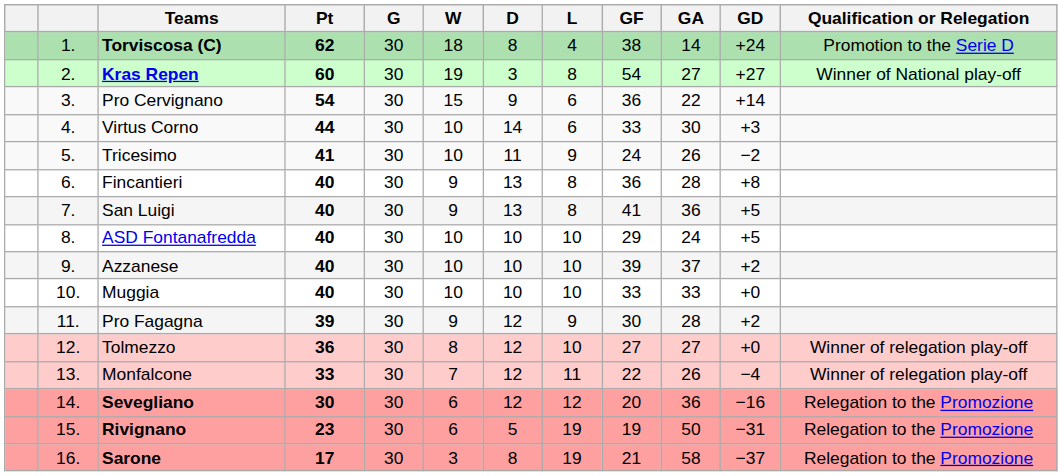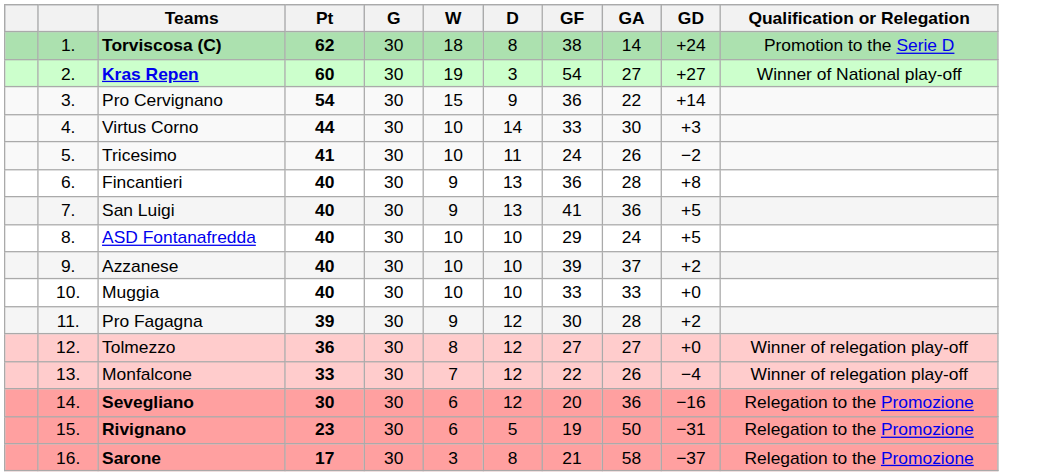- column: (572, 18)
